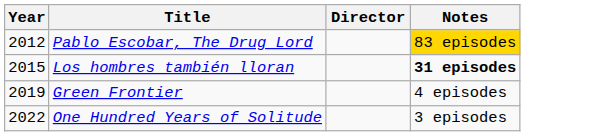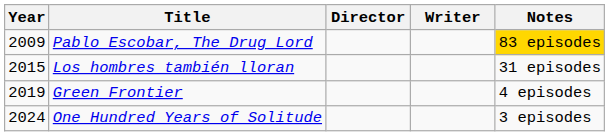+ column: (453, 17)
(27, 42) 2012 -> (27, 42) 2009
(465, 68) bold -> (550, 68) normal
(27, 118) 2022 -> (27, 118) 2024
